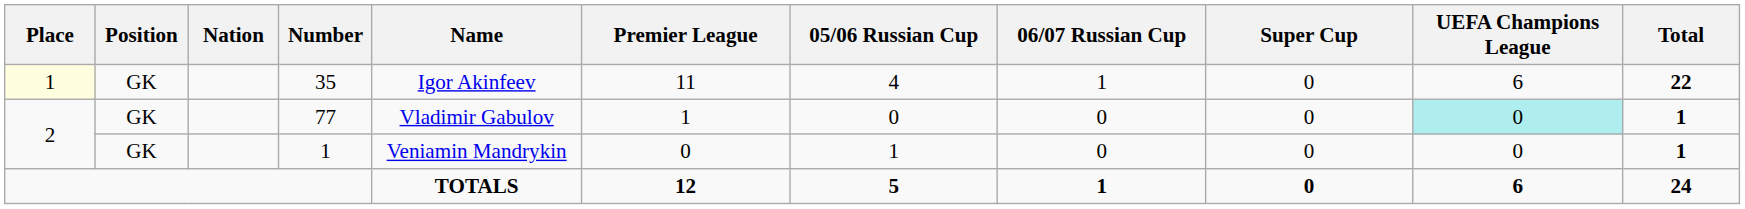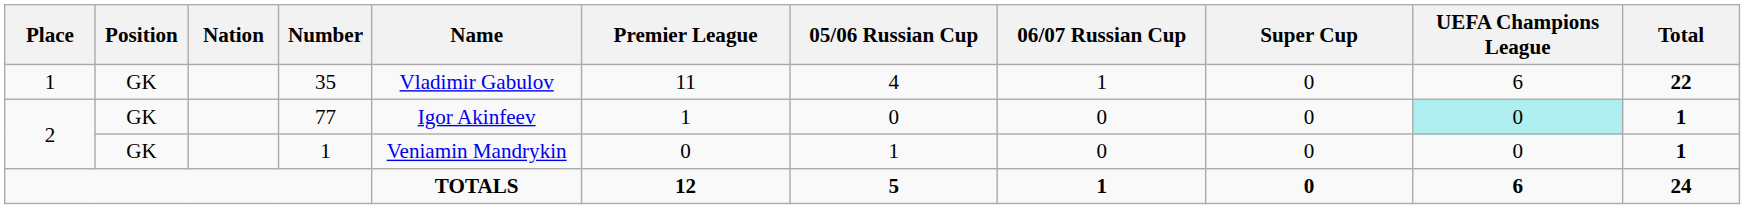(50, 81) lightyellow background -> (50, 81) no background
(477, 81) Igor Akinfeev -> (477, 81) Vladimir Gabulov
(477, 116) Vladimir Gabulov -> (477, 116) Igor Akinfeev
